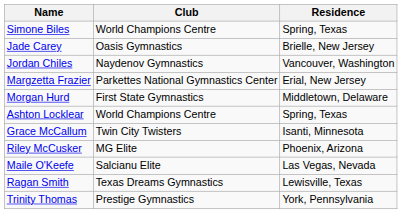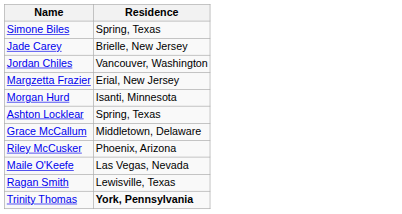- column: (187, 13)
(335, 98) Middletown, Delaware -> (136, 98) Isanti, Minnesota
(323, 132) Isanti, Minnesota -> (148, 132) Middletown, Delaware
(328, 200) normal -> (145, 200) bold
